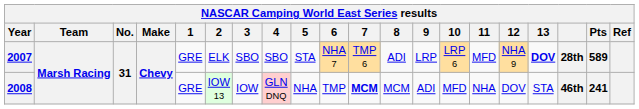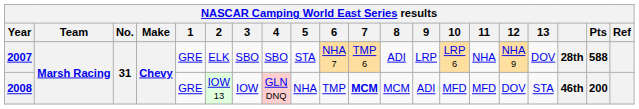(484, 57) MFD -> (484, 57) NHA
(543, 57) bold -> (543, 57) normal
(598, 57) 589 -> (598, 57) 588
(484, 88) NHA -> (484, 88) MFD
(598, 88) 241 -> (598, 88) 200
